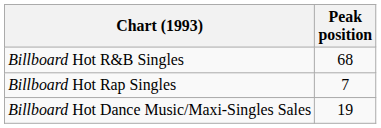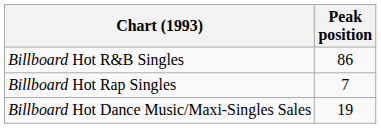(345, 60) 68 -> (345, 60) 86
